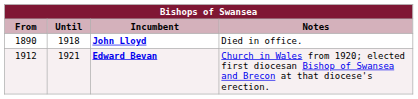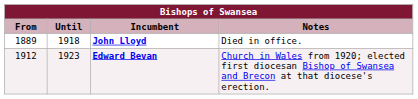(26, 41) 1890 -> (26, 41) 1889
(69, 56) 1921 -> (69, 56) 1923
